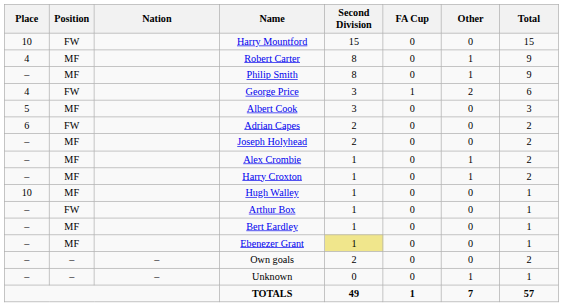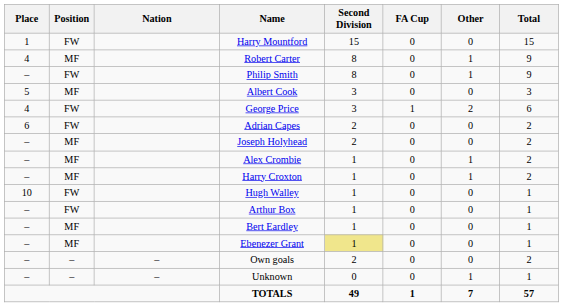(27, 41) 10 -> (27, 41) 1
(72, 75) MF -> (72, 75) FW
rows swapped: (272, 92) <-> (272, 109)
(72, 193) MF -> (72, 193) FW
